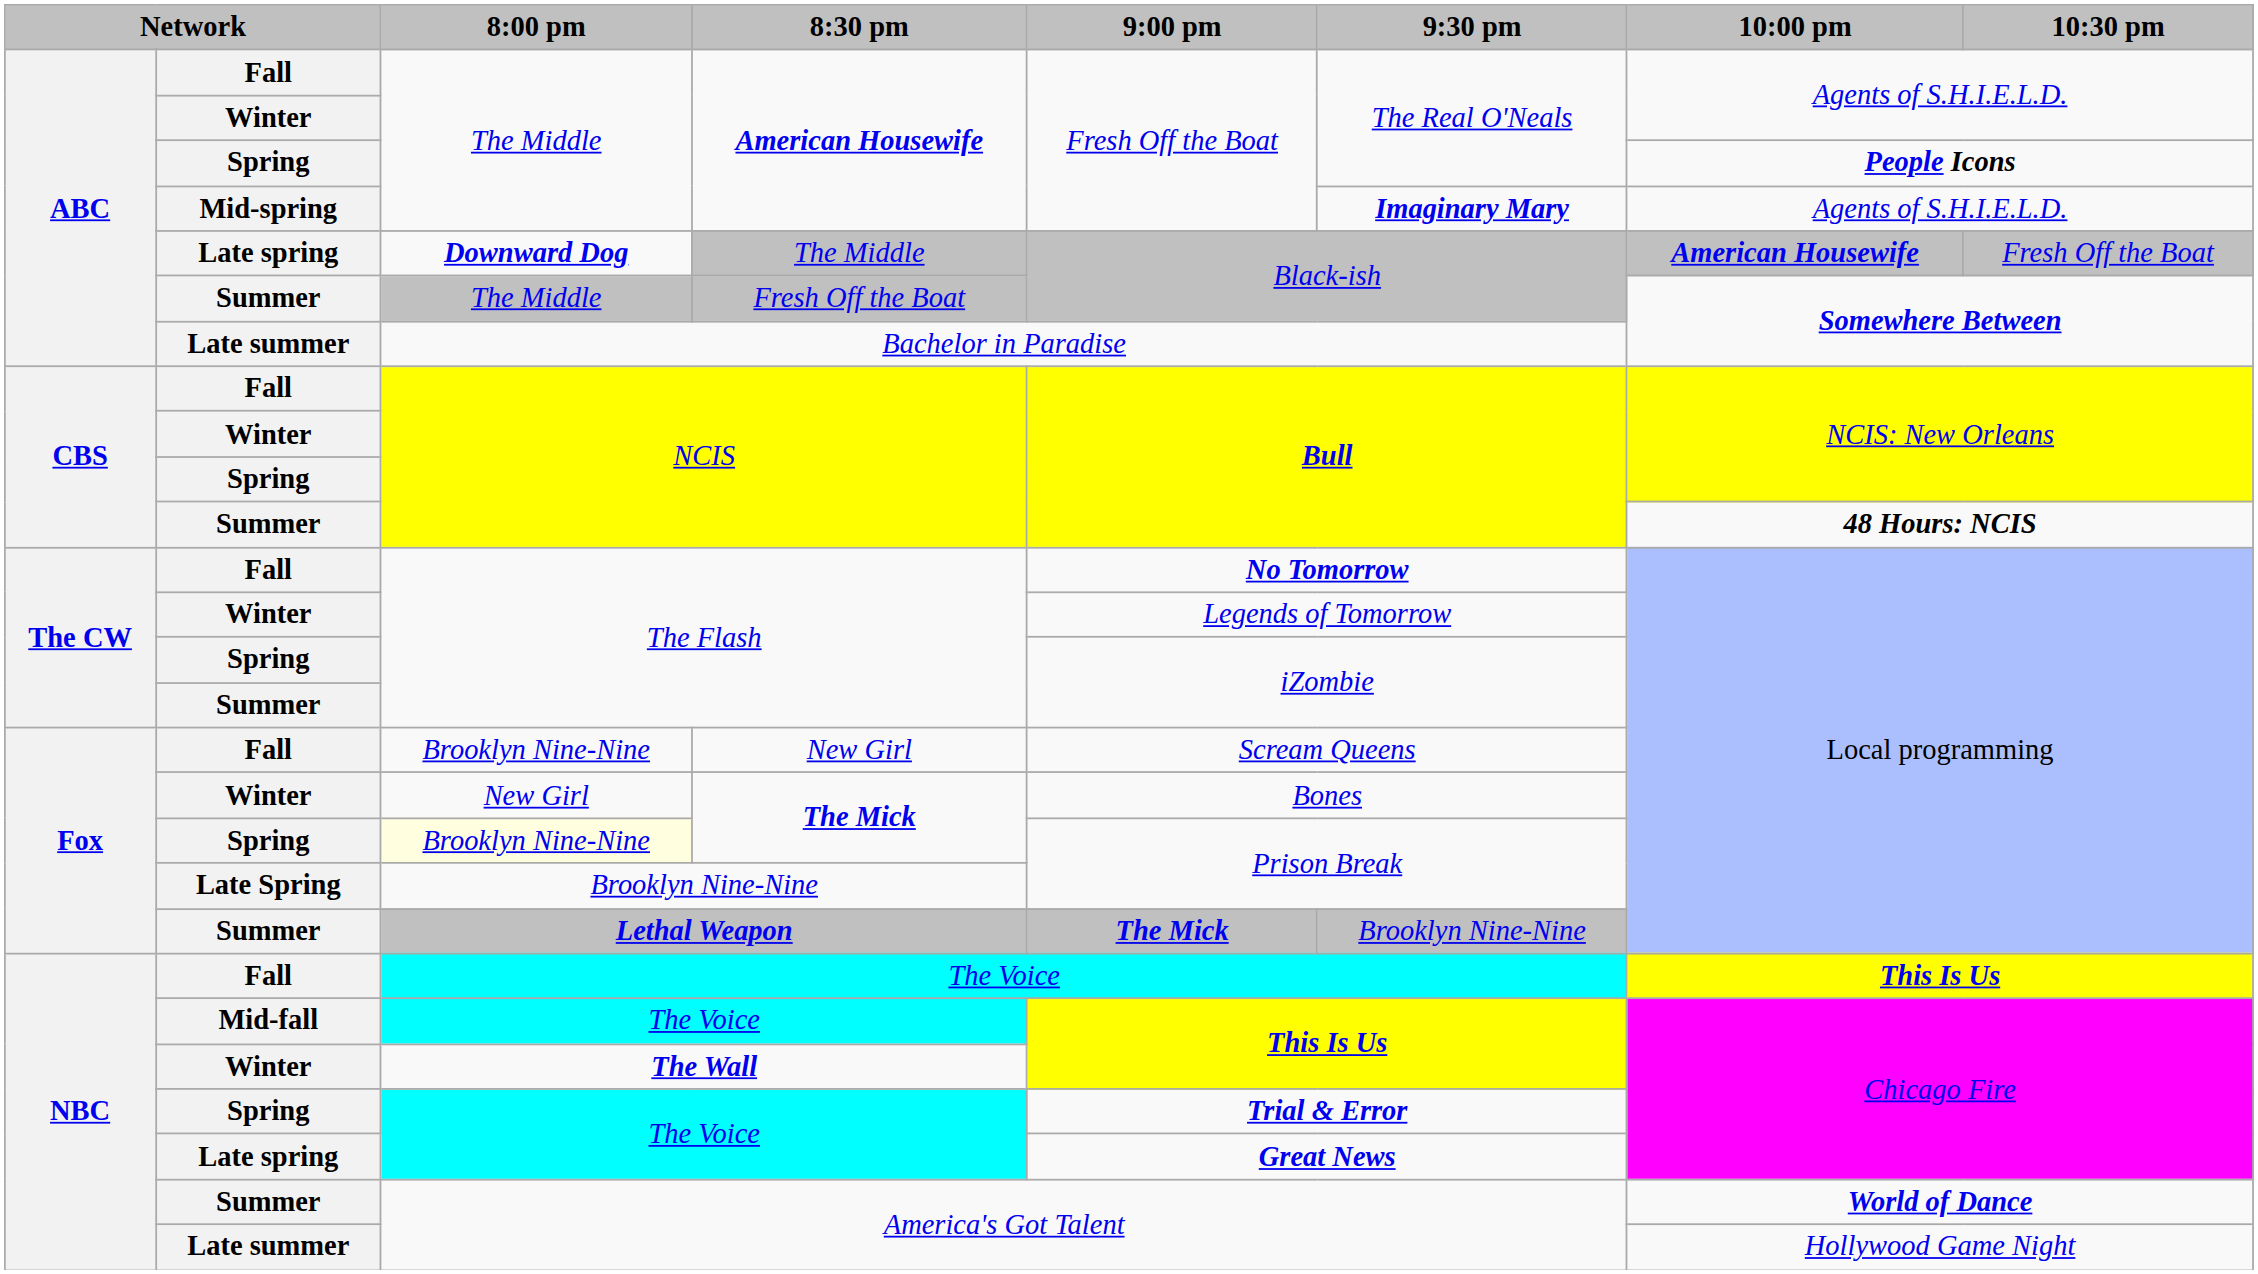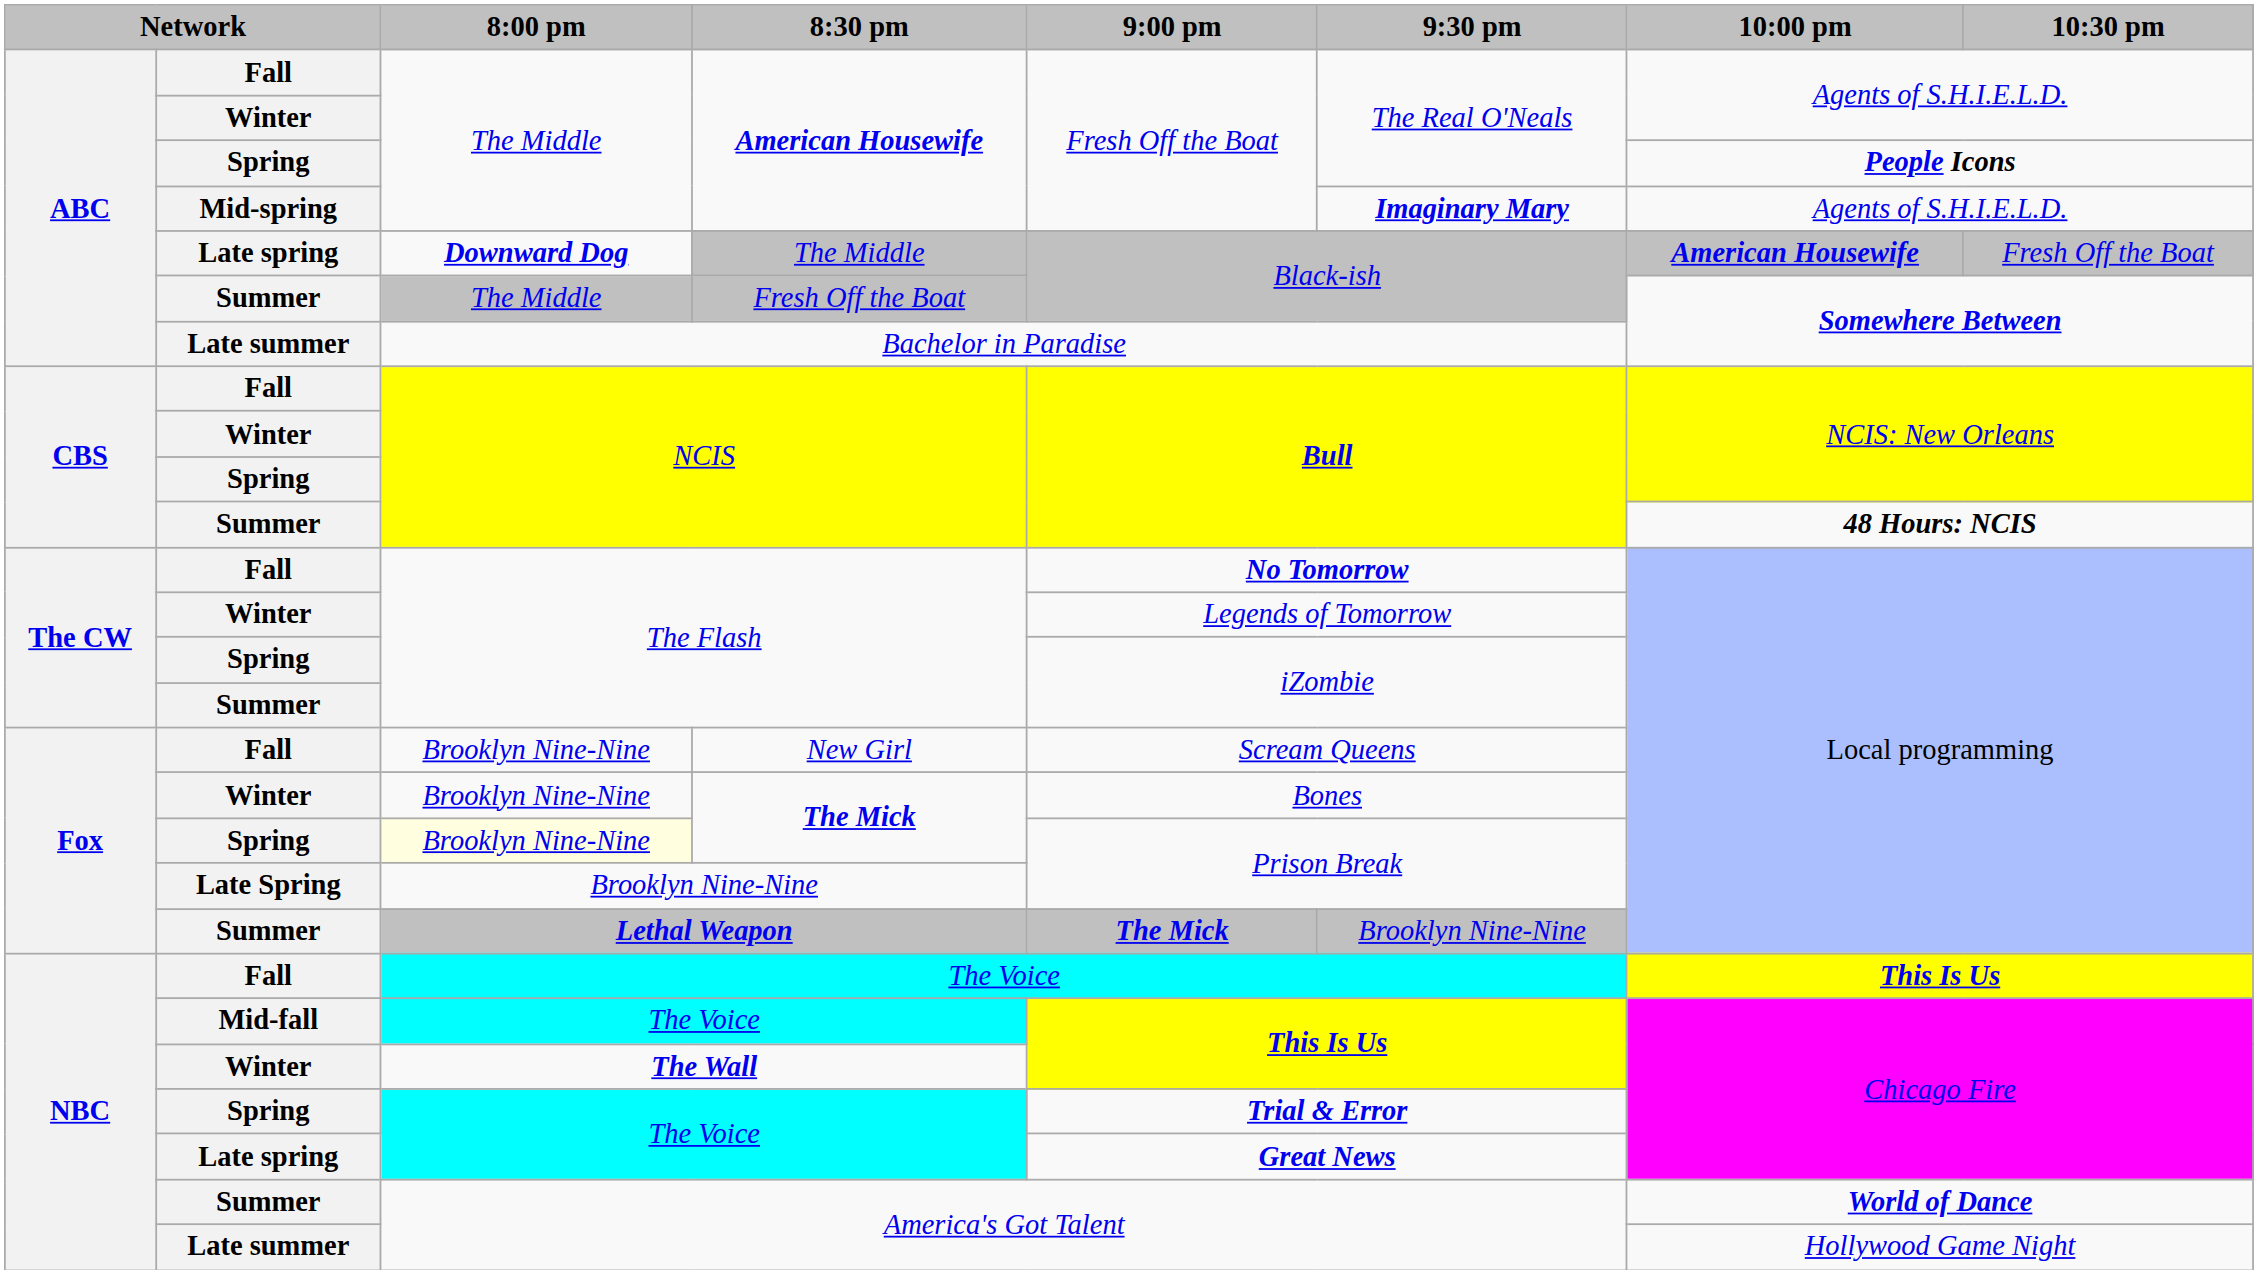(536, 794) New Girl -> (536, 794) Brooklyn Nine-Nine
